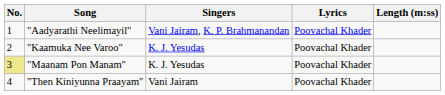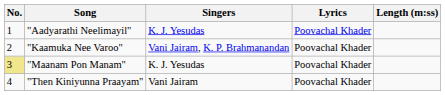(219, 30) Vani Jairam, K. P. Brahmanandan -> (176, 30) K. J. Yesudas
(176, 47) K. J. Yesudas -> (219, 47) Vani Jairam, K. P. Brahmanandan
